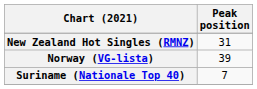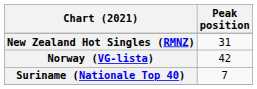(225, 59) 39 -> (225, 59) 42
